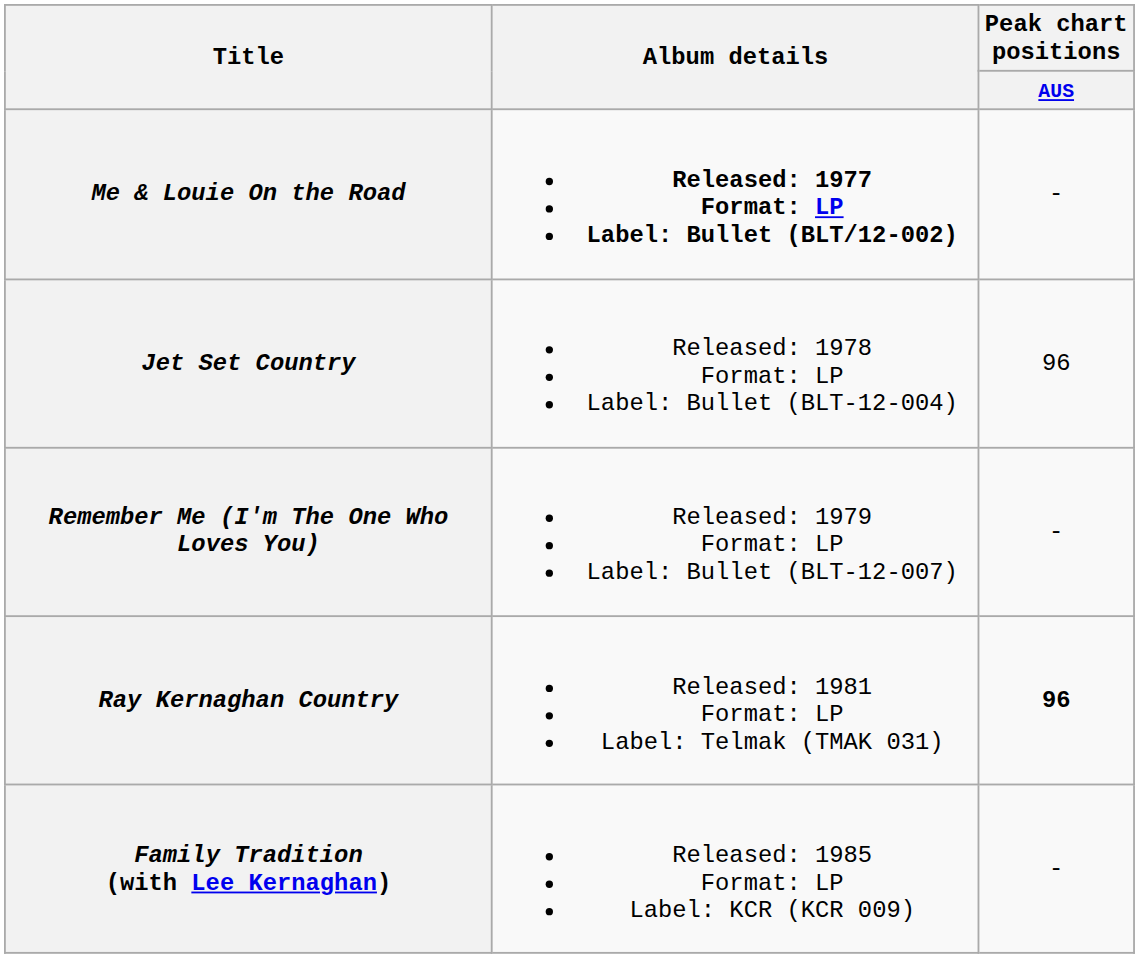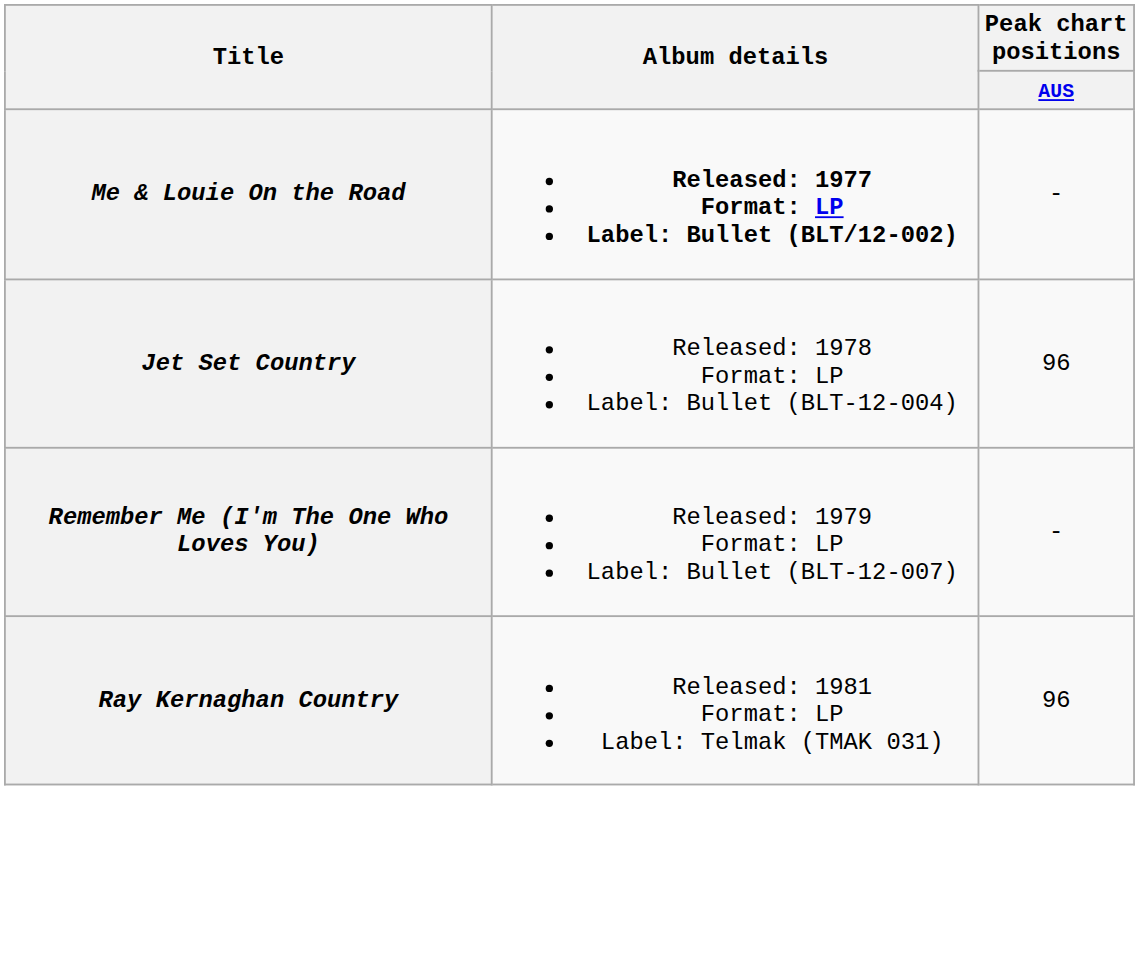(1056, 700) bold -> (1056, 700) normal
- row: (248, 869)
